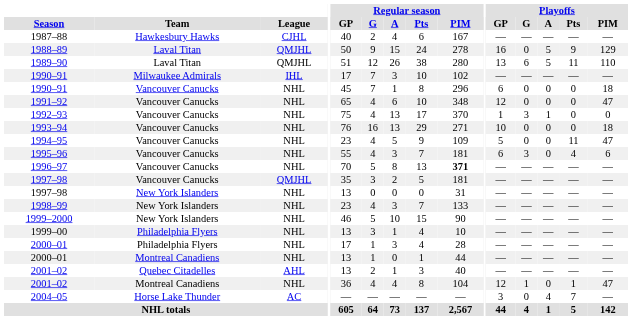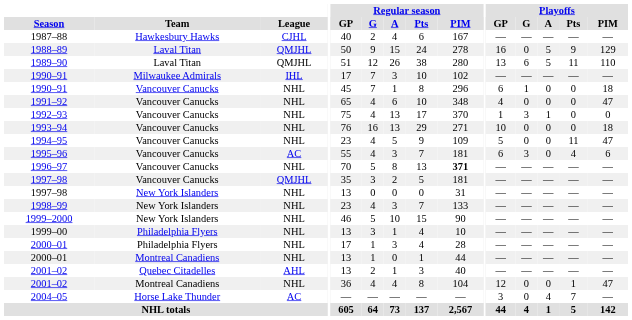(526, 88) 0 -> (526, 88) 1
(501, 101) 12 -> (501, 101) 4
(294, 153) NHL -> (294, 153) AC
(526, 283) 1 -> (526, 283) 0
